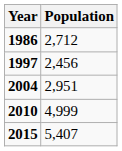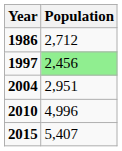(61, 63) no background -> (61, 63) lightgreen background
(61, 110) 4,999 -> (61, 110) 4,996
